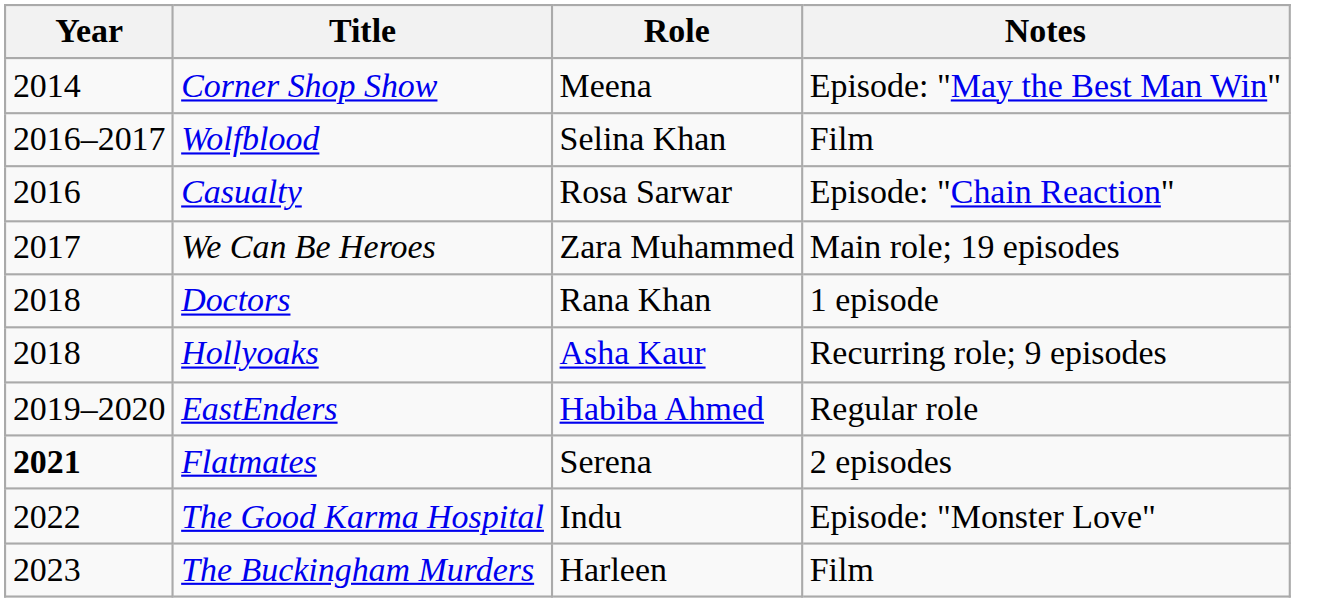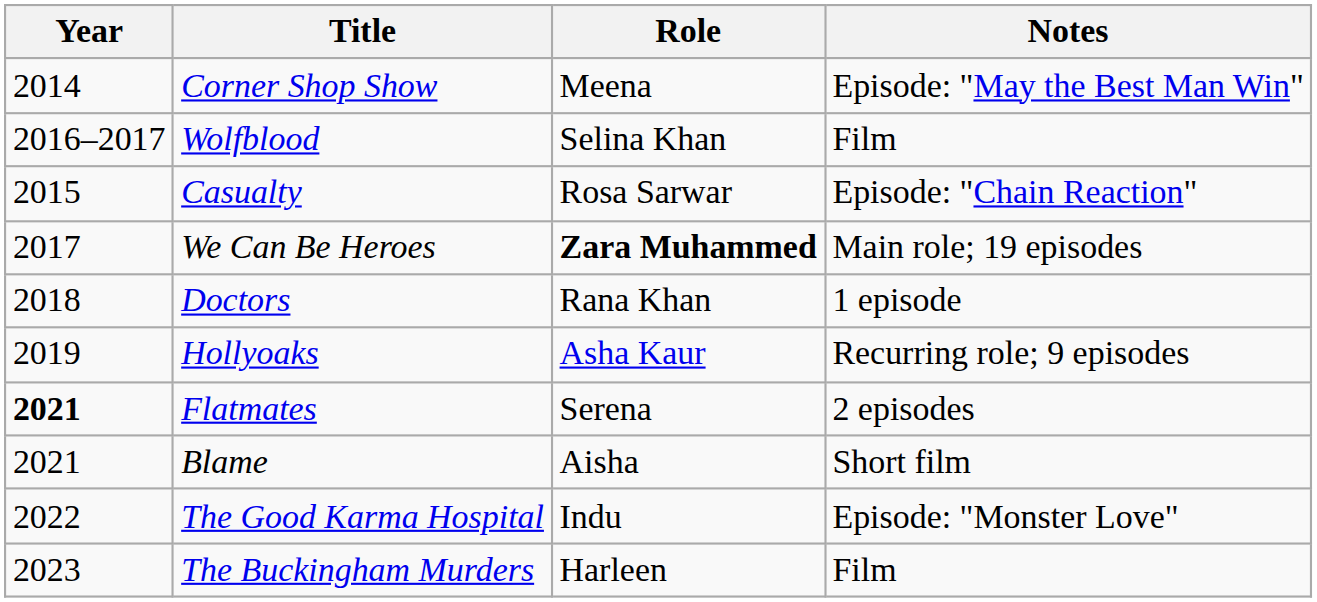(47, 192) 2016 -> (47, 192) 2015
(677, 246) normal -> (688, 246) bold
(47, 354) 2018 -> (47, 354) 2019
- row: (259, 407)
+ row: (224, 461)
